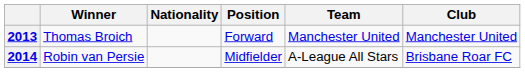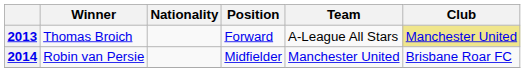(344, 36) Manchester United -> (343, 36) A-League All Stars
(461, 36) no background -> (461, 36) khaki background
(343, 57) A-League All Stars -> (344, 57) Manchester United
